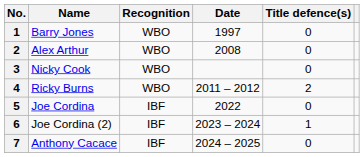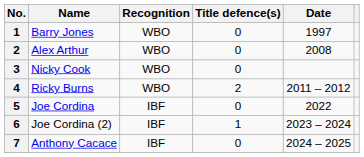columns swapped: (228, 13) <-> (308, 13)
